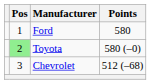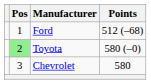(123, 31) 580 -> (123, 31) 512 (–68)
(123, 66) 512 (–68) -> (123, 66) 580
